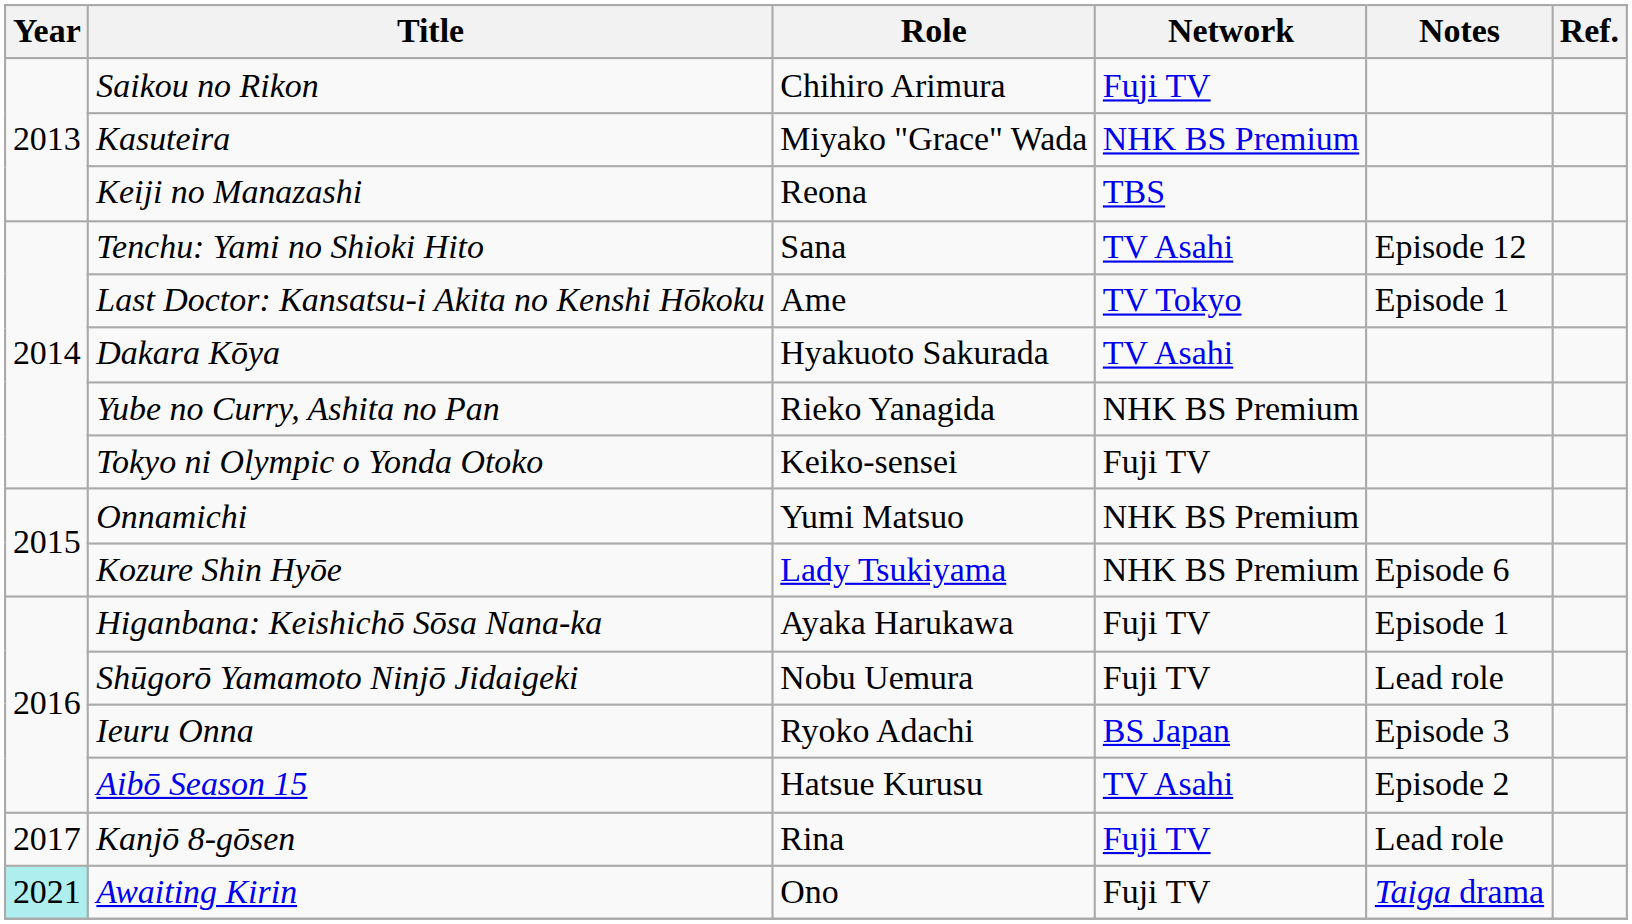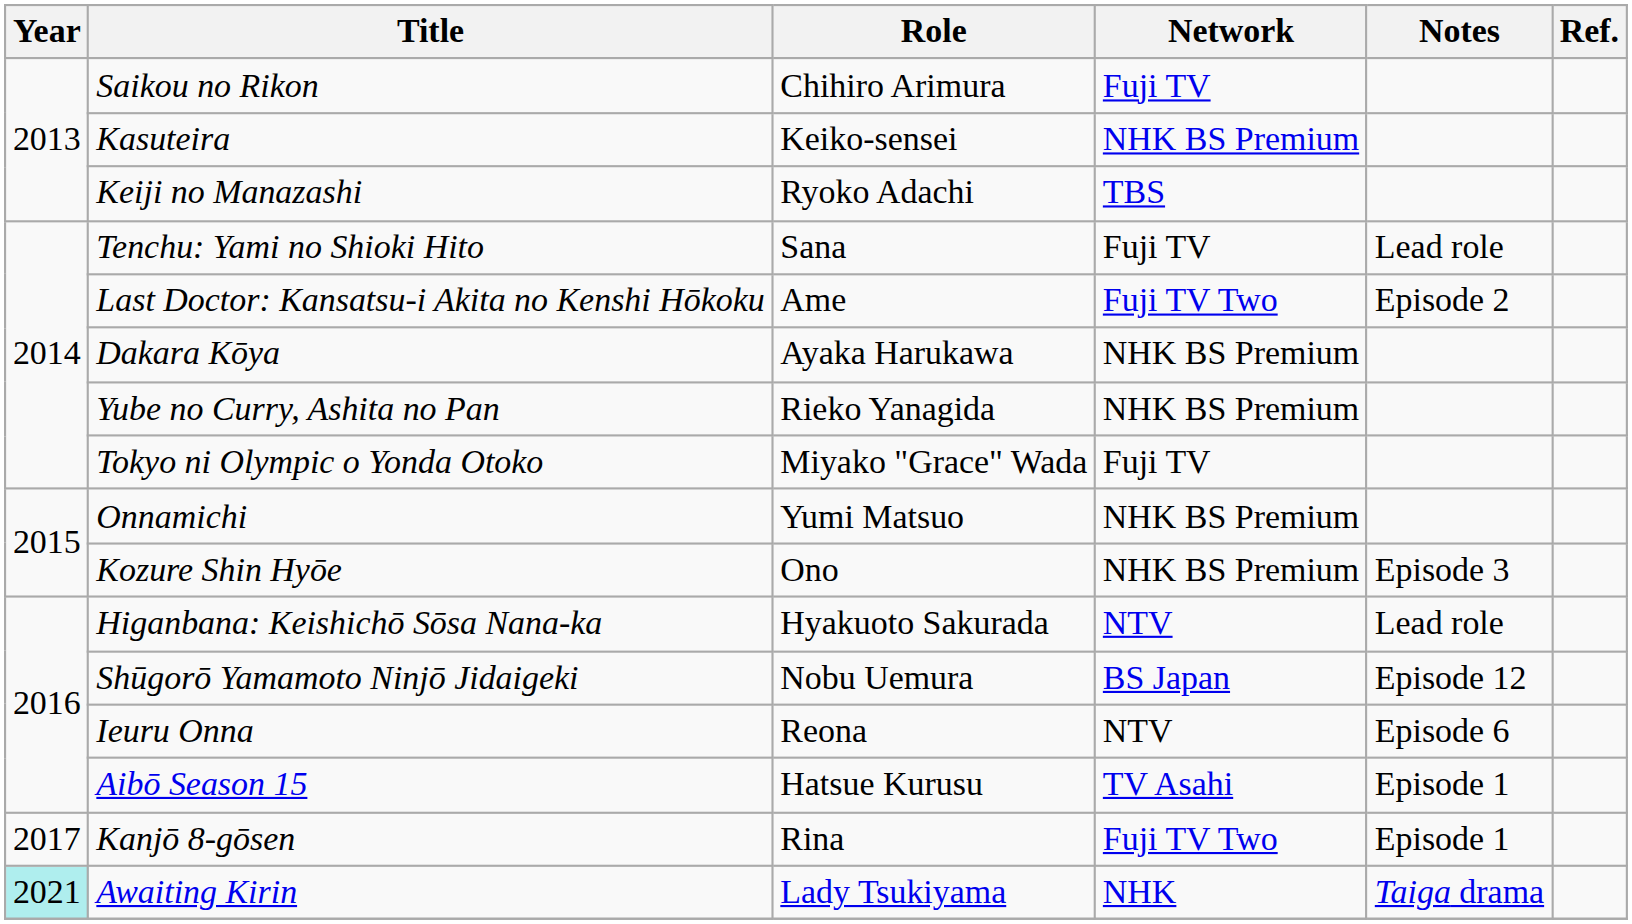(934, 138) Miyako "Grace" Wada -> (869, 138) Keiko-sensei
(824, 192) Reona -> (877, 192) Ryoko Adachi
(1168, 246) TV Asahi -> (1157, 246) Fuji TV
(1451, 246) Episode 12 -> (1439, 246) Lead role
(1172, 300) TV Tokyo -> (1190, 300) Fuji TV Two
(1442, 300) Episode 1 -> (1442, 300) Episode 2
(915, 354) Hyakuoto Sakurada -> (897, 354) Ayaka Harukawa
(1168, 354) TV Asahi -> (1231, 354) NHK BS Premium
(869, 461) Keiko-sensei -> (934, 461) Miyako "Grace" Wada
(893, 569) Lady Tsukiyama -> (810, 569) Ono
(1442, 569) Episode 6 -> (1442, 569) Episode 3
(897, 623) Ayaka Harukawa -> (915, 623) Hyakuoto Sakurada
(1157, 623) Fuji TV -> (1138, 623) NTV
(1442, 623) Episode 1 -> (1439, 623) Lead role
(1157, 676) Fuji TV -> (1166, 676) BS Japan
(1439, 676) Lead role -> (1451, 676) Episode 12
(877, 730) Ryoko Adachi -> (824, 730) Reona
(1166, 730) BS Japan -> (1138, 730) NTV
(1442, 730) Episode 3 -> (1442, 730) Episode 6
(1442, 784) Episode 2 -> (1442, 784) Episode 1
(1157, 838) Fuji TV -> (1190, 838) Fuji TV Two
(1439, 838) Lead role -> (1442, 838) Episode 1
(810, 892) Ono -> (893, 892) Lady Tsukiyama
(1157, 892) Fuji TV -> (1140, 892) NHK
